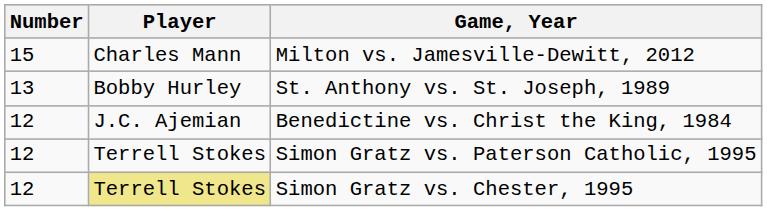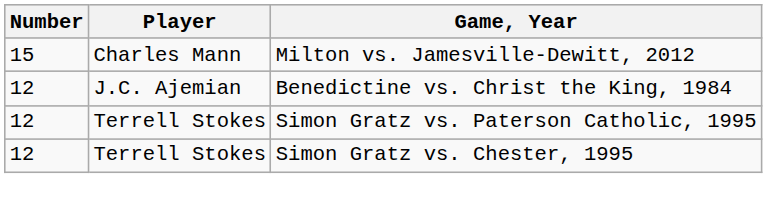- row: (473, 88)
(180, 189) khaki background -> (180, 155) no background
